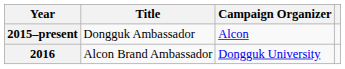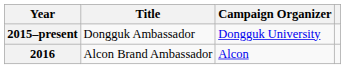(233, 34) Alcon -> (269, 34) Dongguk University
(269, 53) Dongguk University -> (233, 53) Alcon
